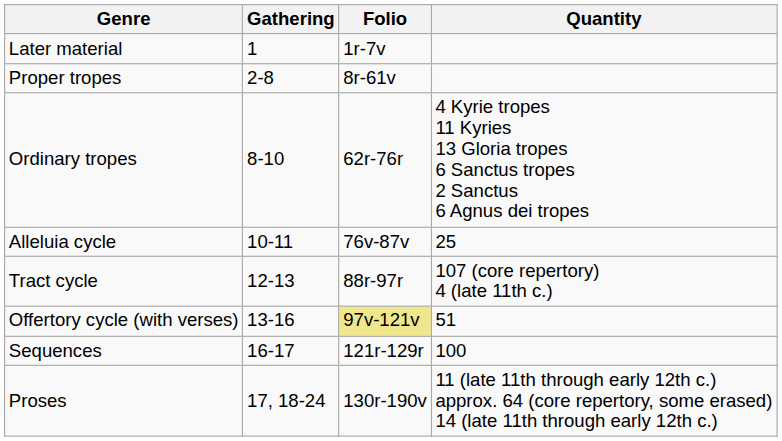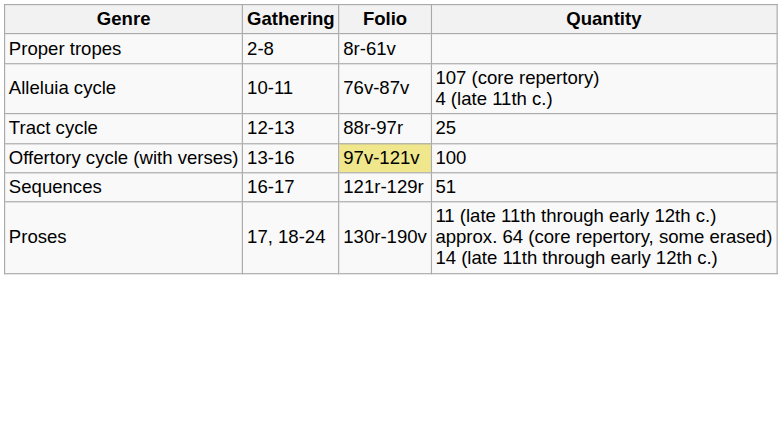- row: (66, 48)
- row: (73, 159)
(446, 241) 25 -> (517, 88) 107 (core repertory) 4 (late 11th c.)
(517, 281) 107 (core repertory) 4 (late 11th c.) -> (446, 128) 25
(446, 321) 51 -> (451, 157) 100
(451, 350) 100 -> (446, 187) 51
